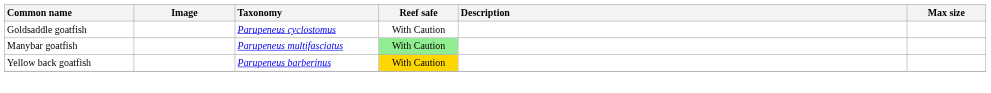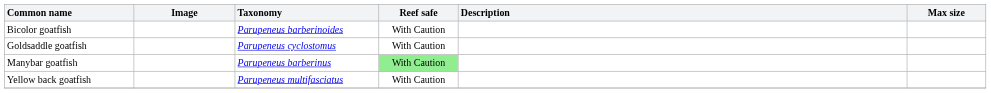+ row: (39, 29)
(290, 46) Parupeneus multifasciatus -> (284, 63) Parupeneus barberinus
(284, 63) Parupeneus barberinus -> (290, 79) Parupeneus multifasciatus
(419, 63) gold background -> (419, 79) no background
